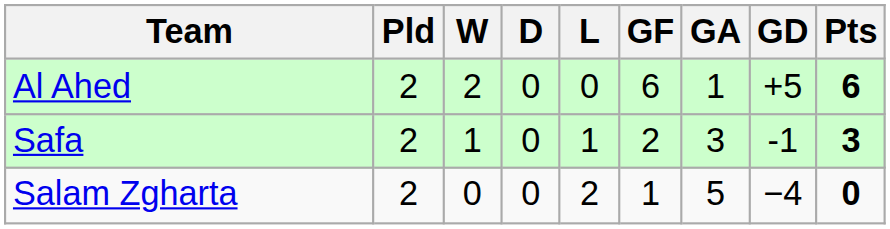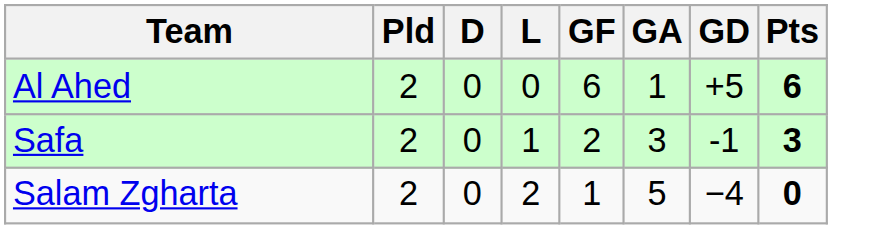- column: (472, 31)
